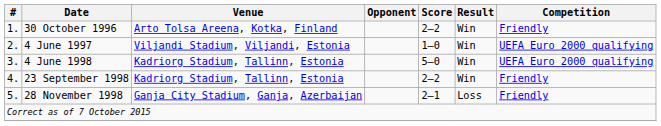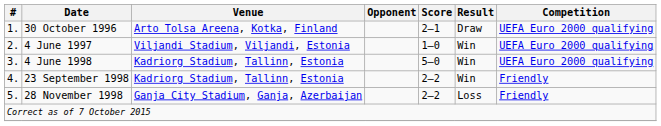(431, 30) 2–2 -> (431, 30) 2–1
(466, 30) Win -> (470, 30) Draw
(524, 30) Friendly -> (576, 30) UEFA Euro 2000 qualifying
(431, 96) 2–1 -> (431, 96) 2–2
